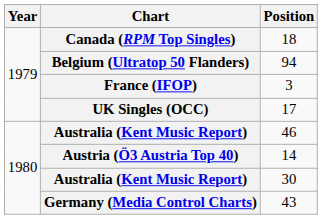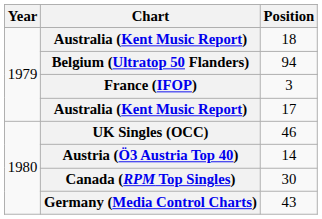(150, 39) Canada (RPM Top Singles) -> (150, 39) Australia (Kent Music Report)
(150, 109) UK Singles (OCC) -> (150, 109) Australia (Kent Music Report)
(150, 132) Australia (Kent Music Report) -> (150, 132) UK Singles (OCC)
(150, 179) Australia (Kent Music Report) -> (150, 179) Canada (RPM Top Singles)
